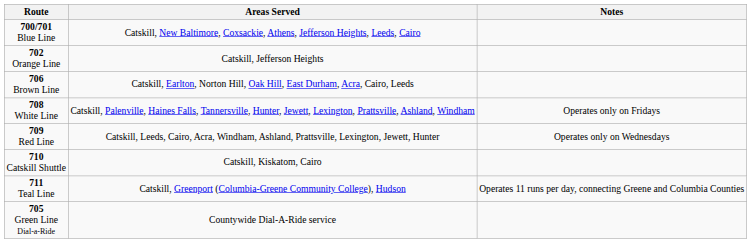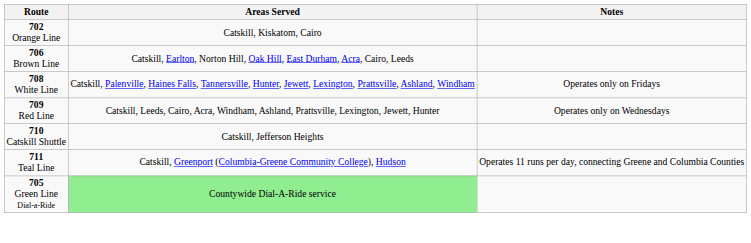- row: (36, 32)
(273, 58) Catskill, Jefferson Heights -> (273, 32) Catskill, Kiskatom, Cairo
(273, 162) Catskill, Kiskatom, Cairo -> (273, 136) Catskill, Jefferson Heights
(273, 220) no background -> (273, 194) lightgreen background
